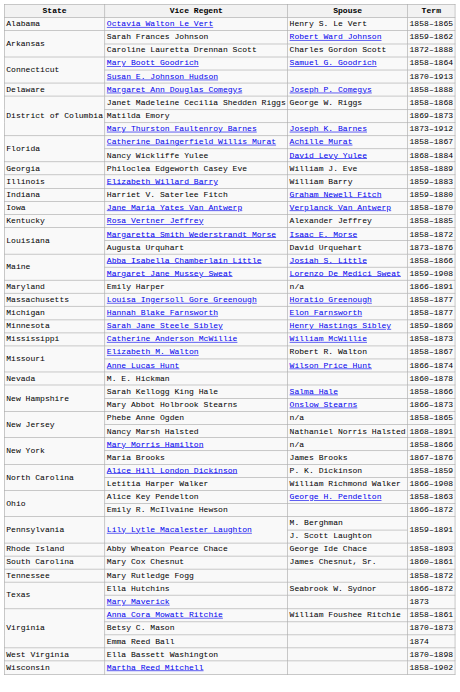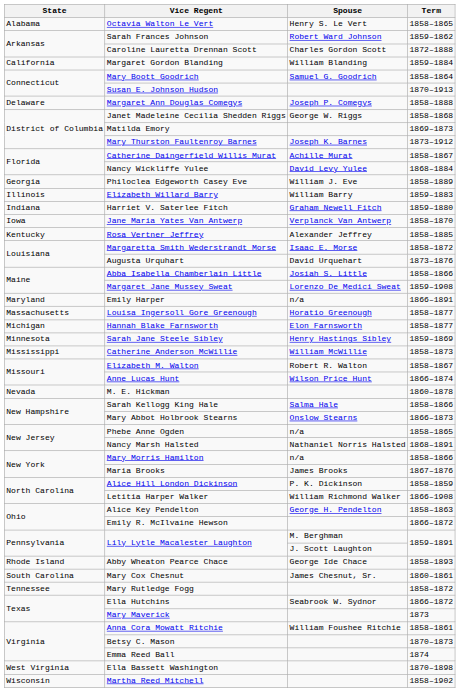+ row: (165, 63)
